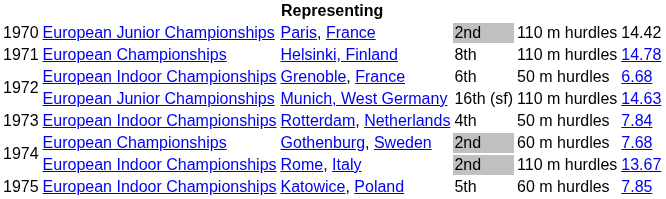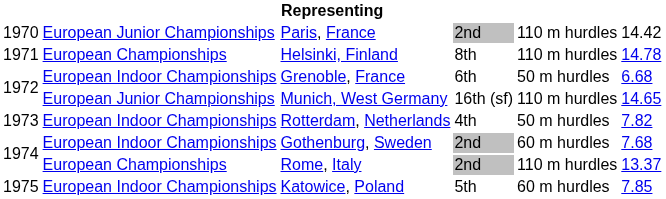(641, 98) 14.63 -> (641, 98) 14.65
(637, 120) 7.84 -> (637, 120) 7.82
(135, 142) European Championships -> (160, 142) European Indoor Championships
(160, 164) European Indoor Championships -> (135, 164) European Championships
(641, 164) 13.67 -> (641, 164) 13.37
